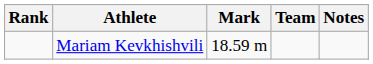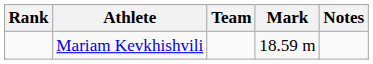columns swapped: (295, 18) <-> (239, 18)
